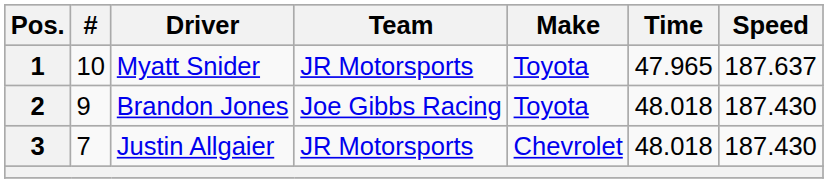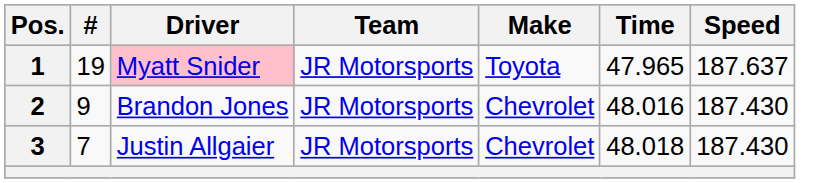(91, 66) 10 -> (91, 66) 19
(188, 66) no background -> (188, 66) pink background
(401, 106) Joe Gibbs Racing -> (387, 106) JR Motorsports
(551, 106) Toyota -> (540, 106) Chevrolet
(674, 106) 48.018 -> (645, 106) 48.016
